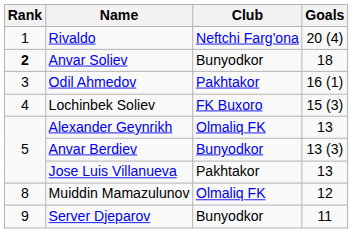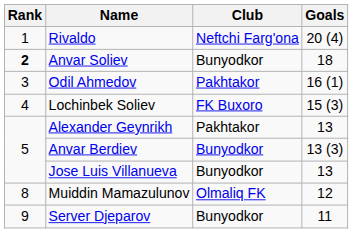(231, 127) Olmaliq FK -> (228, 127) Pakhtakor
(228, 171) Pakhtakor -> (230, 171) Bunyodkor
